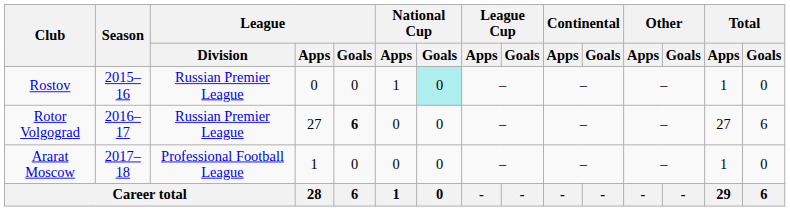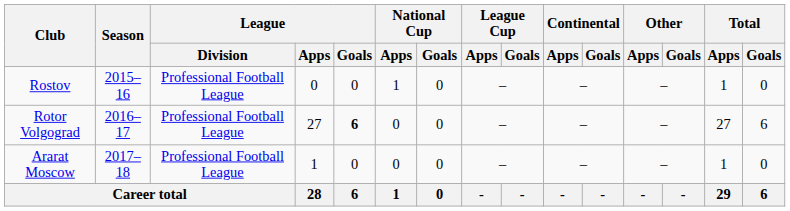(223, 85) Russian Premier League -> (223, 85) Professional Football League
(440, 85) paleturquoise background -> (440, 85) no background
(223, 124) Russian Premier League -> (223, 124) Professional Football League
